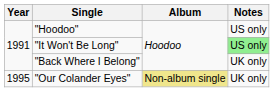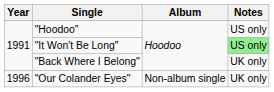(18, 78) 1995 -> (18, 78) 1996
(185, 78) khaki background -> (185, 78) no background
